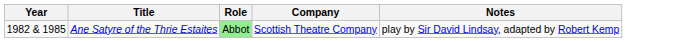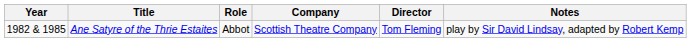+ column: (412, 12)
(236, 29) lightgreen background -> (236, 29) no background
